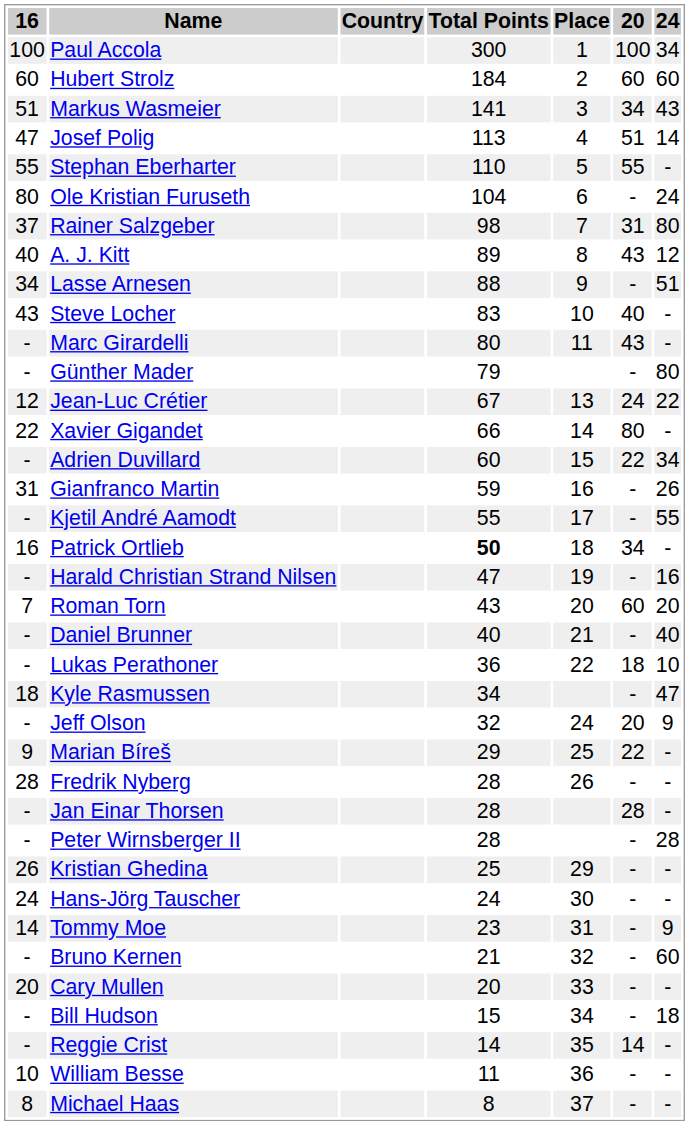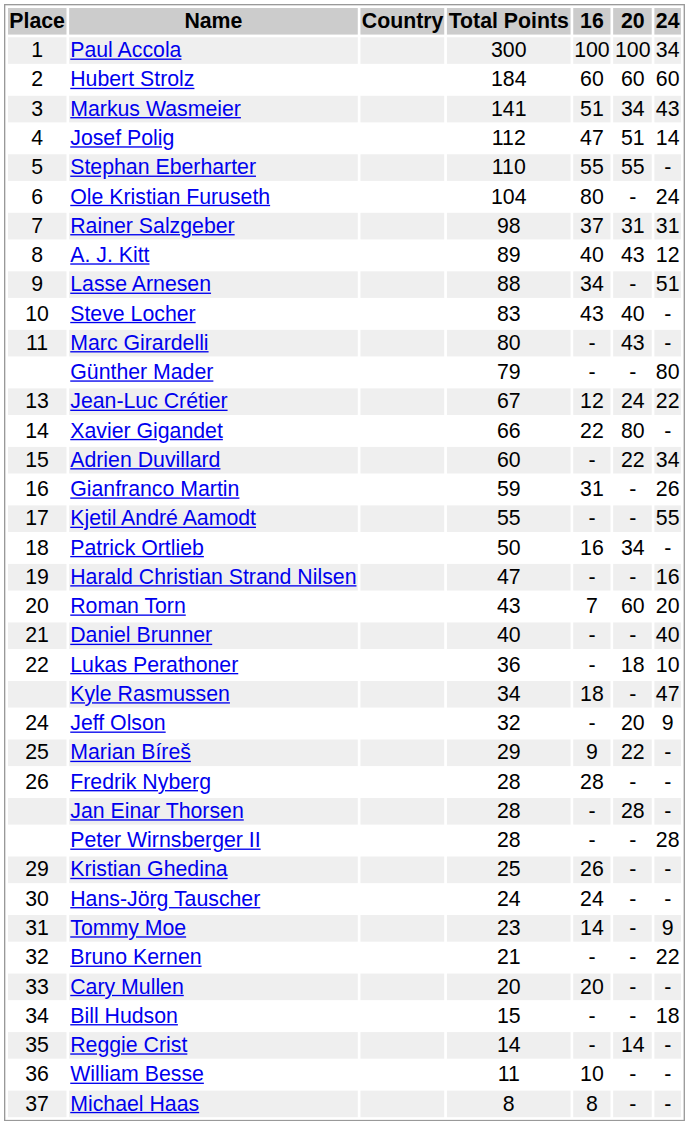columns swapped: (582, 21) <-> (27, 21)
(489, 138) 113 -> (509, 138) 112
(668, 225) 80 -> (668, 225) 31
(489, 547) bold -> (509, 547) normal
(668, 957) 60 -> (668, 957) 22
